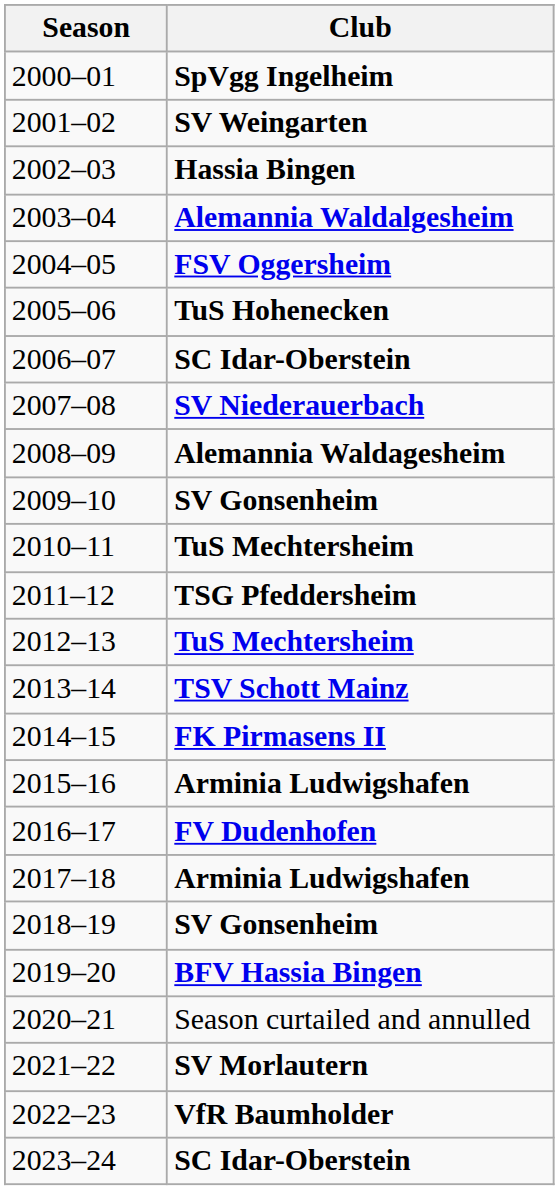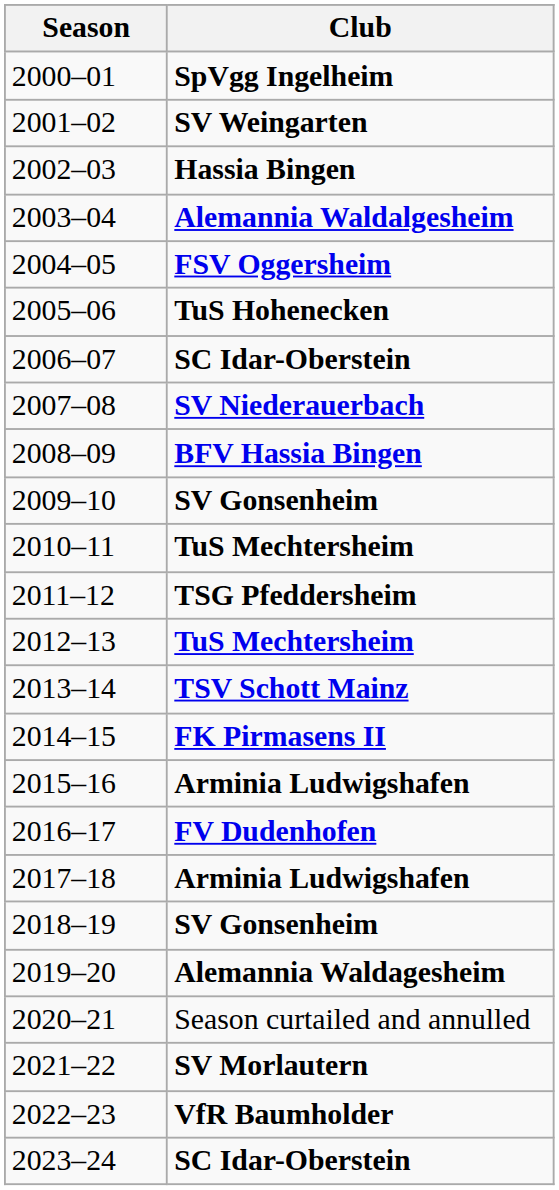(340, 452) Alemannia Waldagesheim -> (298, 452) BFV Hassia Bingen
(298, 972) BFV Hassia Bingen -> (340, 972) Alemannia Waldagesheim
